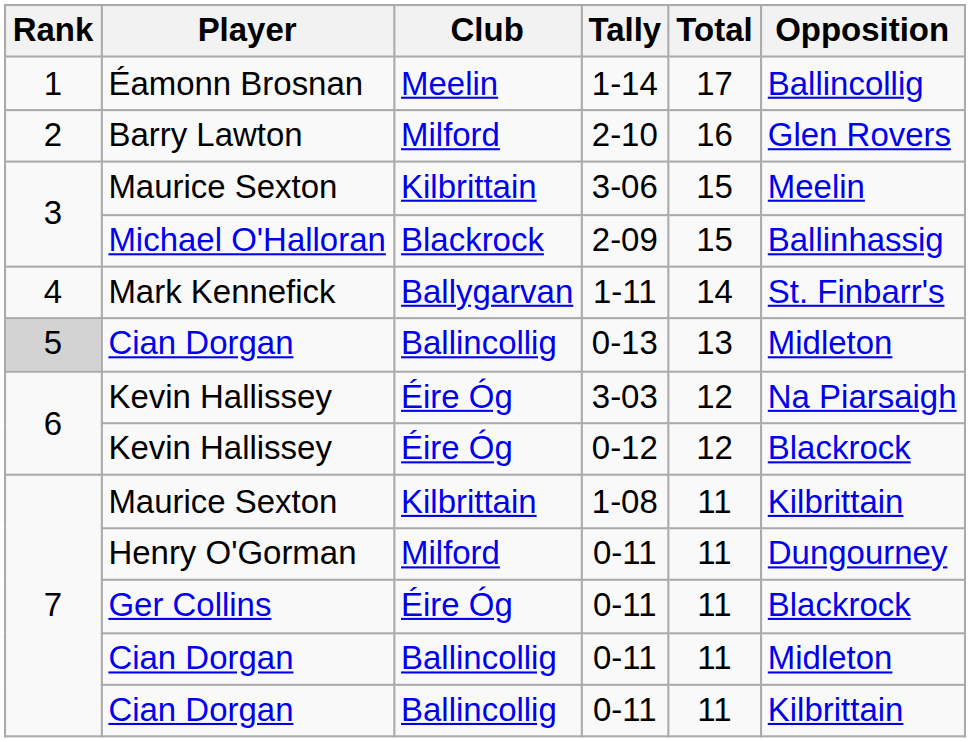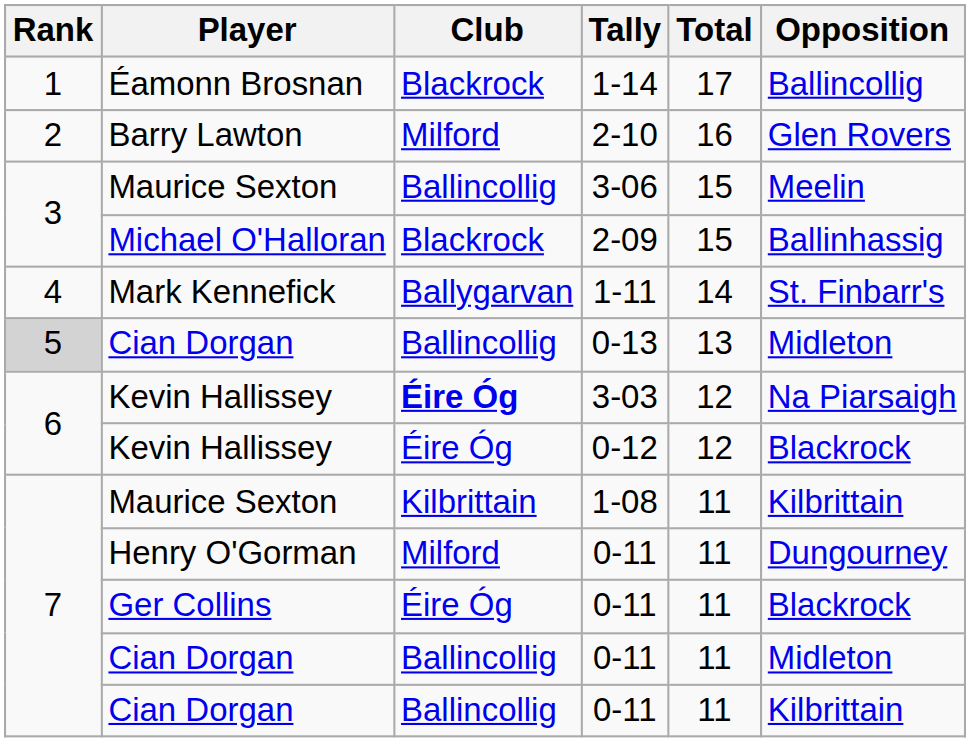(450, 82) Meelin -> (472, 82) Blackrock
(469, 187) Kilbrittain -> (479, 187) Ballincollig
(457, 396) normal -> (460, 396) bold
